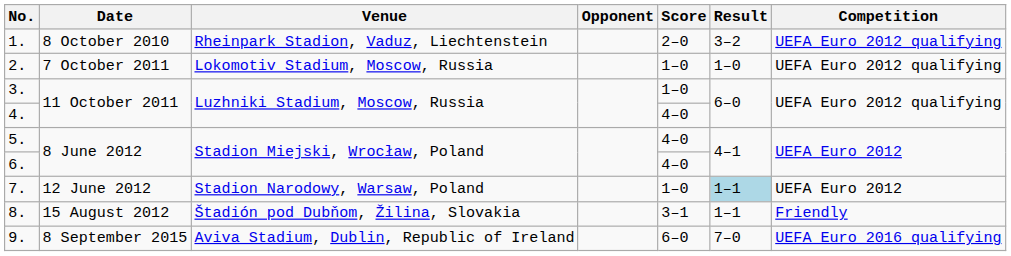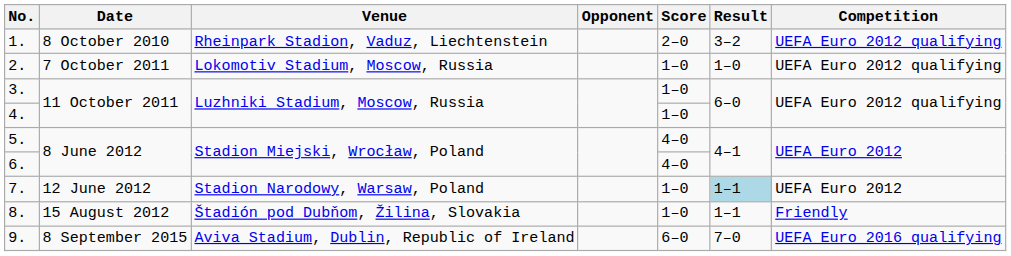(675, 115) 4–0 -> (675, 115) 1–0
(675, 213) 3–1 -> (675, 213) 1–0
